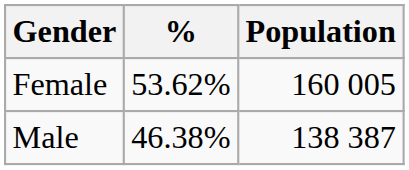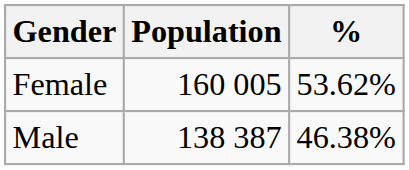columns swapped: (321, 31) <-> (181, 31)
